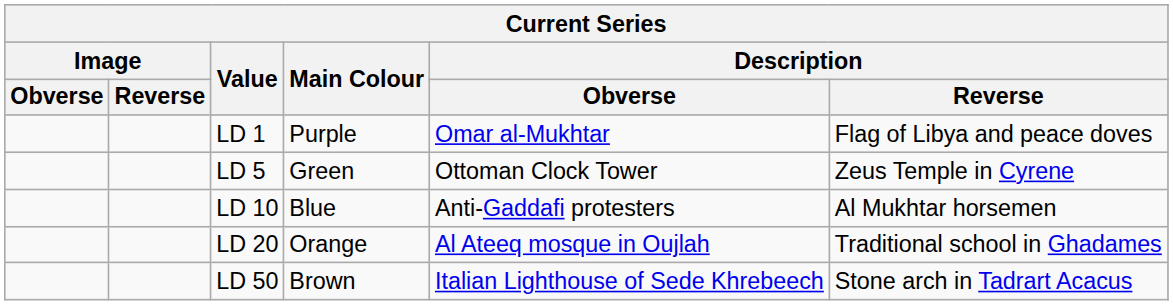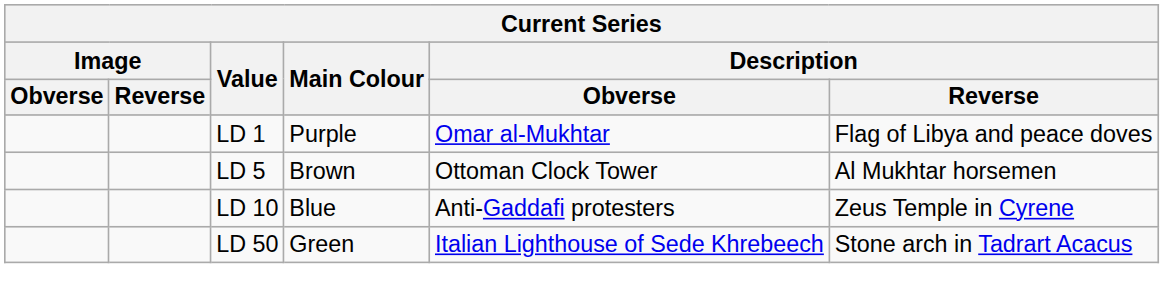(322, 171) Green -> (322, 171) Brown
(954, 171) Zeus Temple in Cyrene -> (946, 171) Al Mukhtar horsemen
(946, 208) Al Mukhtar horsemen -> (954, 208) Zeus Temple in Cyrene
- row: (247, 245)
(322, 282) Brown -> (322, 245) Green
